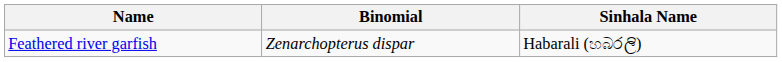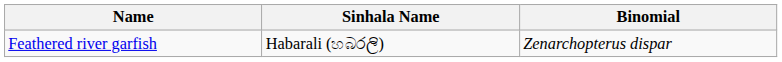columns swapped: (391, 17) <-> (648, 17)
